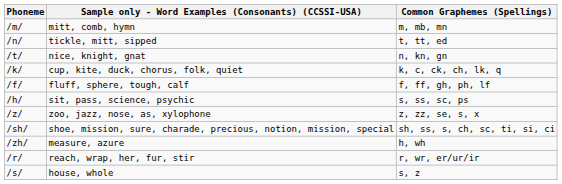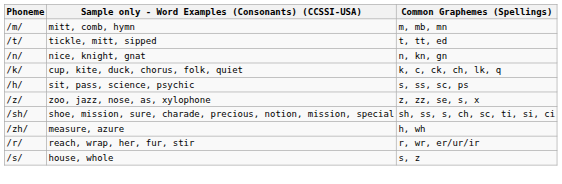(15, 41) /n/ -> (15, 41) /t/
(15, 56) /t/ -> (15, 56) /n/
- row: (119, 85)
